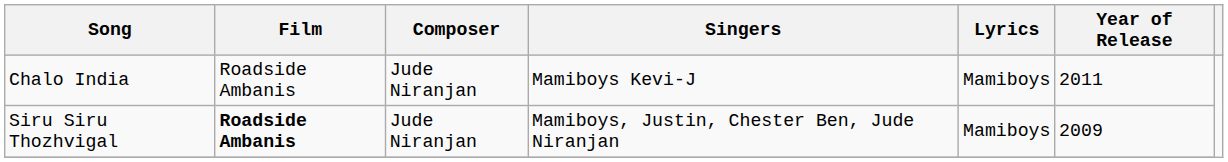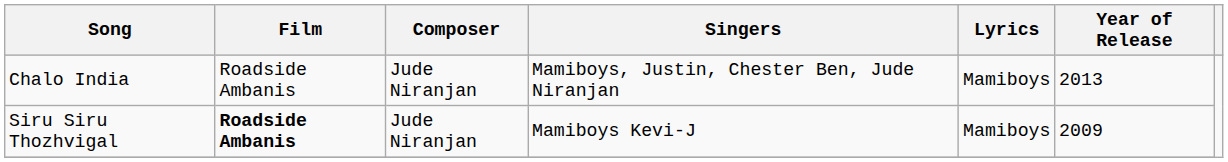(614, 81) Mamiboys Kevi-J -> (723, 81) Mamiboys, Justin, Chester Ben, Jude Niranjan
(1081, 81) 2011 -> (1081, 81) 2013
(723, 131) Mamiboys, Justin, Chester Ben, Jude Niranjan -> (614, 131) Mamiboys Kevi-J
